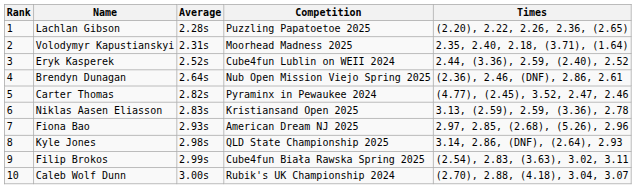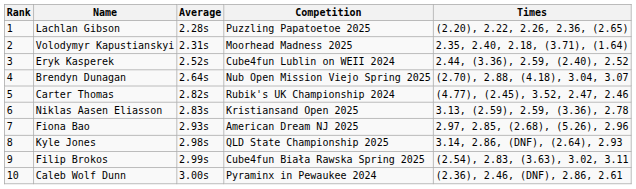(529, 78) (2.36), 2.46, (DNF), 2.86, 2.61 -> (532, 78) (2.70), 2.88, (4.18), 3.04, 3.07
(301, 94) Pyraminx in Pewaukee 2024 -> (310, 94) Rubik's UK Championship 2024
(310, 176) Rubik's UK Championship 2024 -> (301, 176) Pyraminx in Pewaukee 2024
(532, 176) (2.70), 2.88, (4.18), 3.04, 3.07 -> (529, 176) (2.36), 2.46, (DNF), 2.86, 2.61
